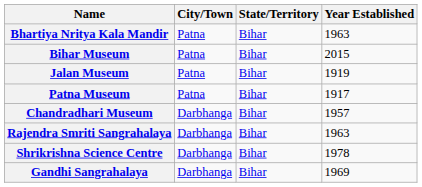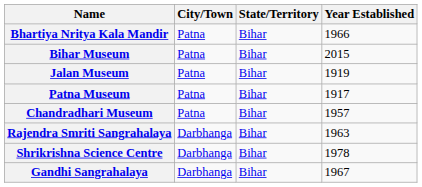(337, 34) 1963 -> (337, 34) 1966
(205, 113) Darbhanga -> (191, 113) Patna
(337, 172) 1969 -> (337, 172) 1967
